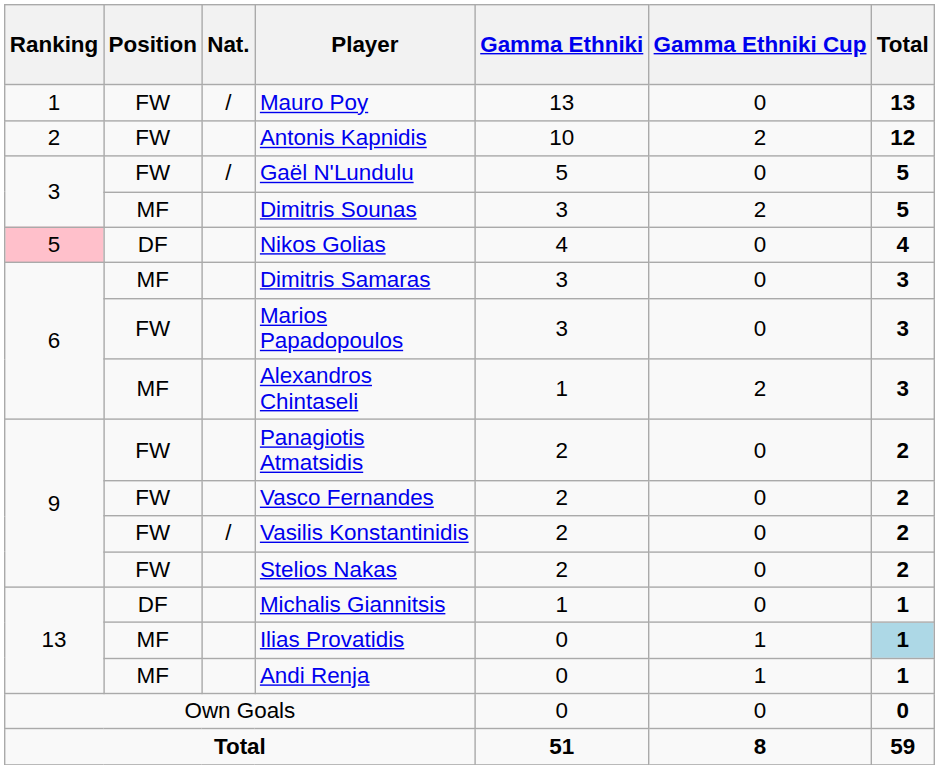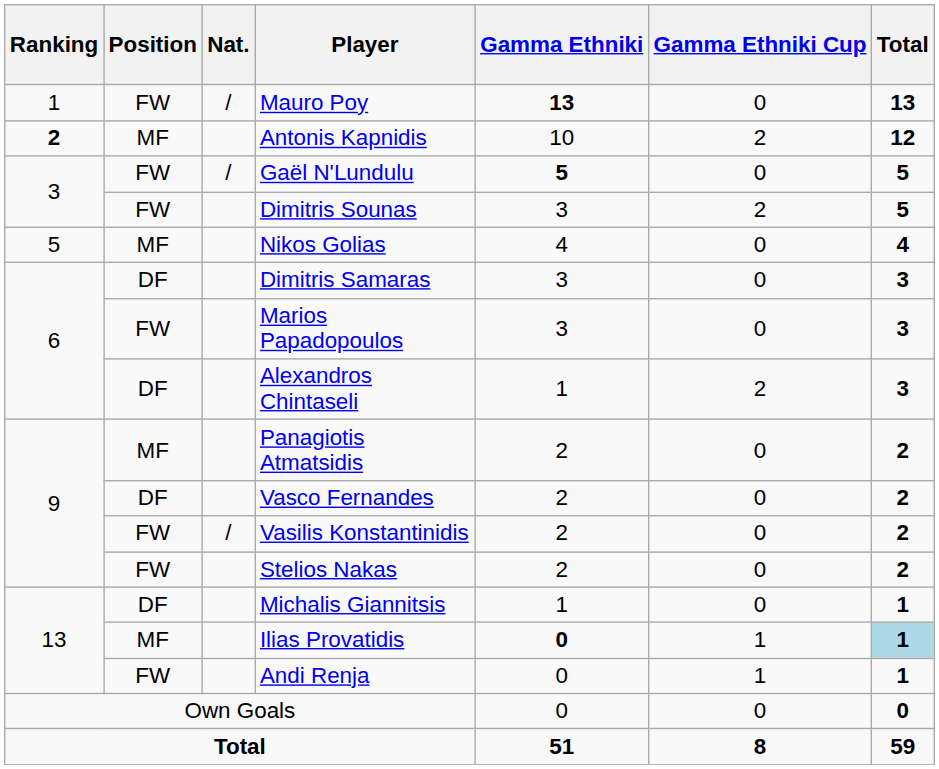(562, 102) normal -> (562, 102) bold
(54, 138) normal -> (54, 138) bold
(153, 138) FW -> (153, 138) MF
(562, 173) normal -> (562, 173) bold
(153, 209) MF -> (153, 209) FW
(54, 244) pink background -> (54, 244) no background
(153, 244) DF -> (153, 244) MF
(153, 280) MF -> (153, 280) DF
(153, 389) MF -> (153, 389) DF
(153, 449) FW -> (153, 449) MF
(153, 497) FW -> (153, 497) DF
(562, 640) normal -> (562, 640) bold
(153, 675) MF -> (153, 675) FW
